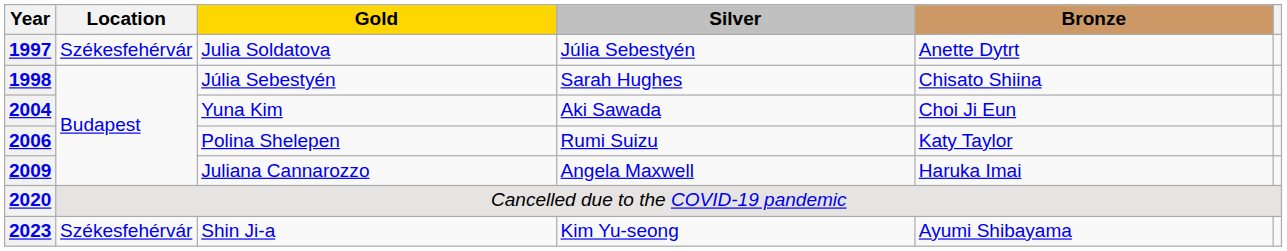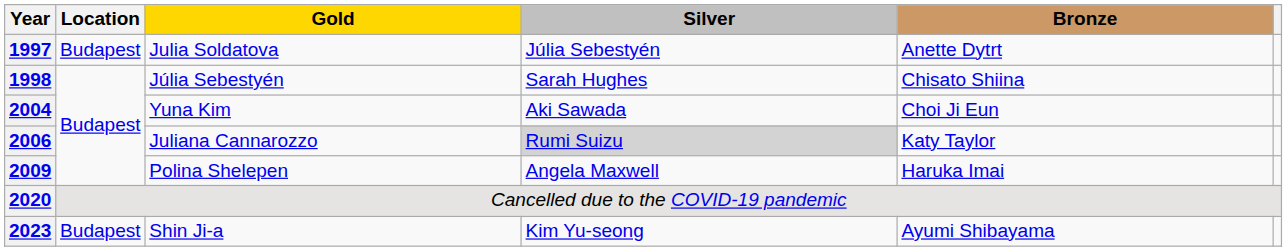(126, 49) Székesfehérvár -> (100, 49) Budapest
(271, 140) Polina Shelepen -> (233, 140) Juliana Cannarozzo
(609, 140) no background -> (574, 140) lightgrey background
(285, 170) Juliana Cannarozzo -> (219, 170) Polina Shelepen
(126, 230) Székesfehérvár -> (100, 230) Budapest
